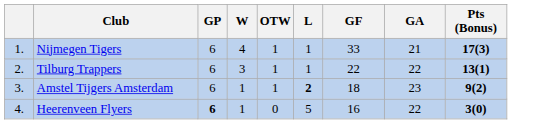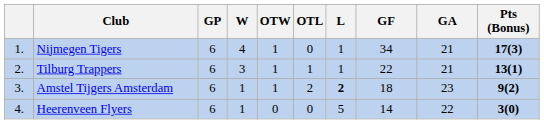+ column: (310, 21)
(354, 48) 33 -> (386, 48) 34
(415, 68) 22 -> (447, 68) 21
(213, 108) bold -> (213, 108) normal
(354, 108) 16 -> (386, 108) 14
